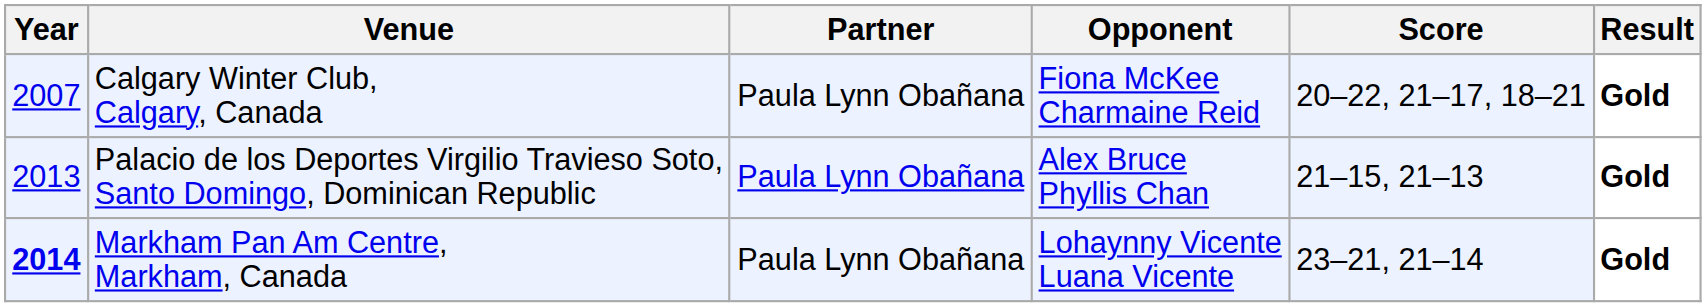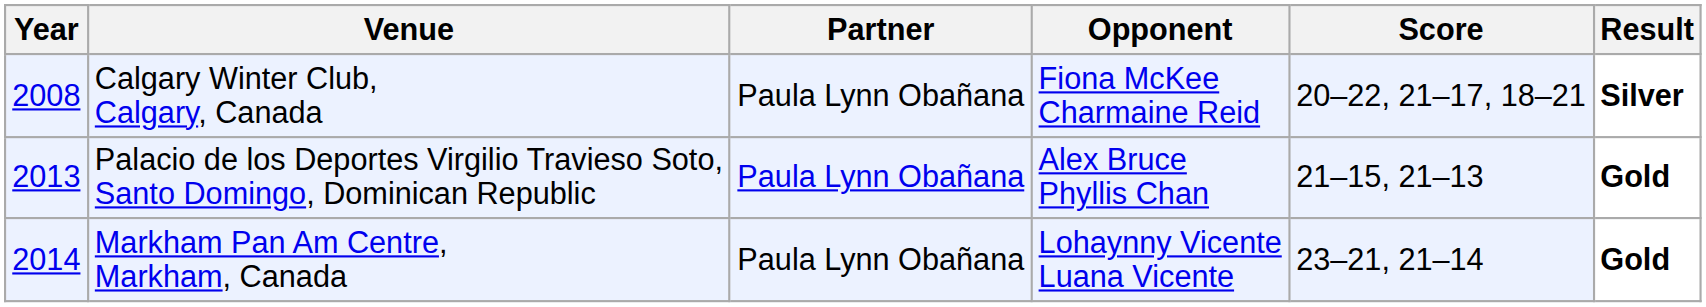(46, 95) 2007 -> (46, 95) 2008
(1635, 95) Gold -> (1642, 95) Silver
(46, 260) bold -> (46, 260) normal
